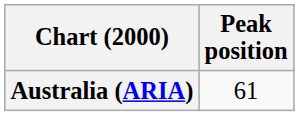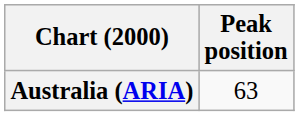(246, 90) 61 -> (246, 90) 63
